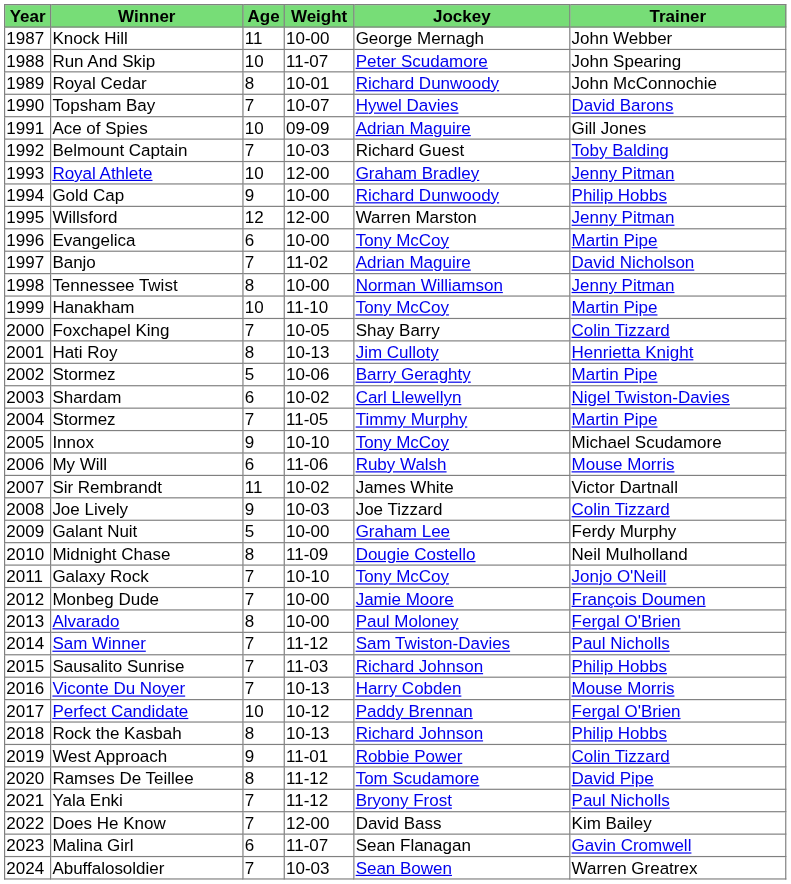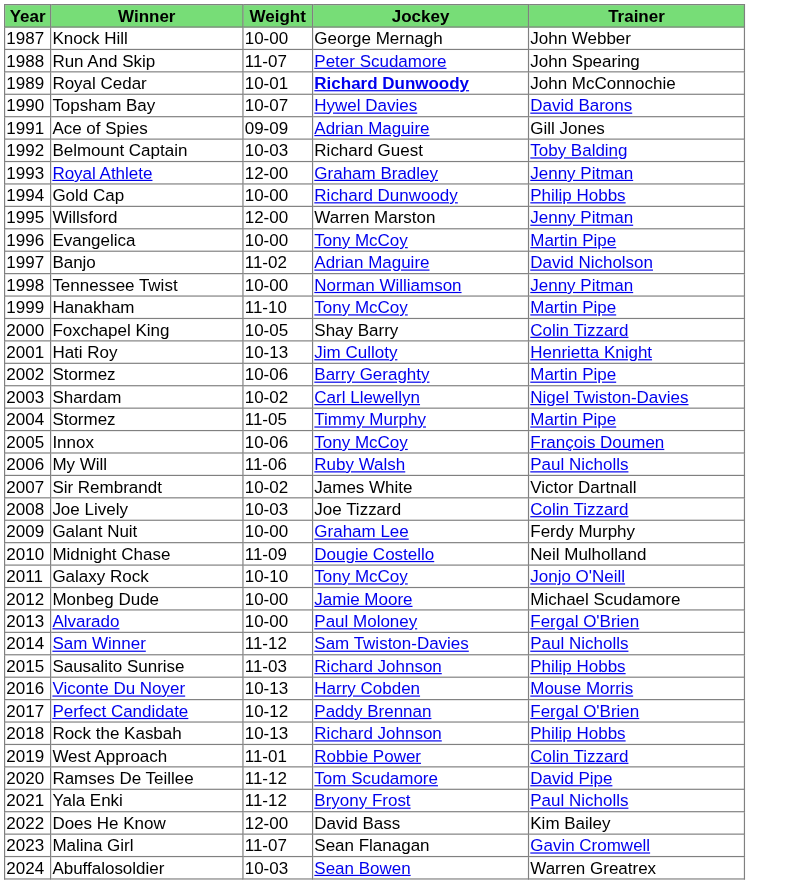- column: (264, 16)
(427, 83) normal -> (392, 83) bold
(308, 442) 10-10 -> (266, 442) 10-06
(647, 442) Michael Scudamore -> (597, 442) François Doumen
(623, 464) Mouse Morris -> (579, 464) Paul Nicholls
(639, 599) François Doumen -> (605, 599) Michael Scudamore
